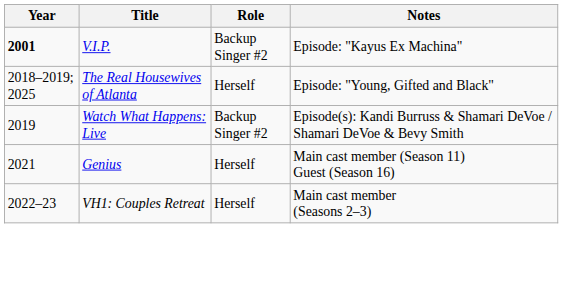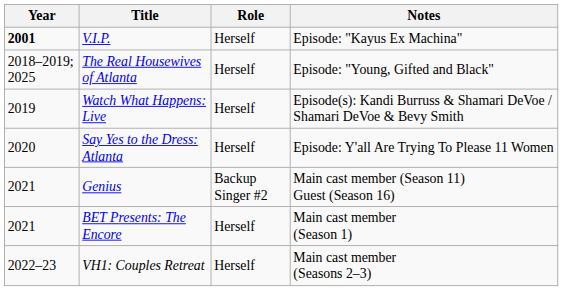(241, 47) Backup Singer #2 -> (235, 38) Herself
(241, 125) Backup Singer #2 -> (235, 109) Herself
+ row: (140, 148)
(235, 164) Herself -> (241, 187) Backup Singer #2
+ row: (134, 226)
